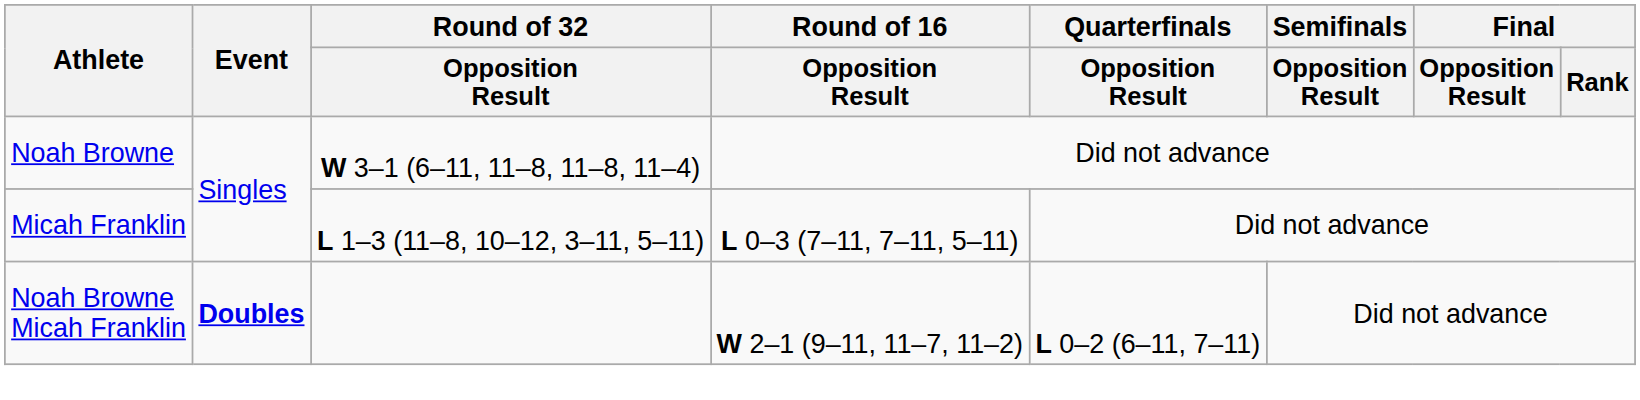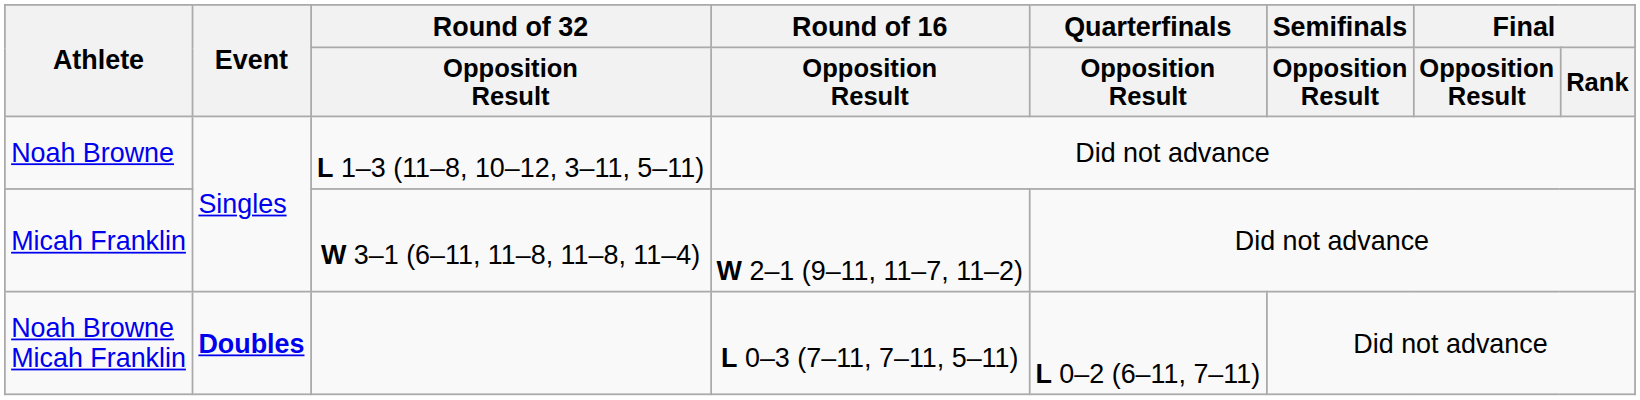(511, 168) W 3–1 (6–11, 11–8, 11–8, 11–4) -> (511, 168) L 1–3 (11–8, 10–12, 3–11, 5–11)
(511, 240) L 1–3 (11–8, 10–12, 3–11, 5–11) -> (511, 255) W 3–1 (6–11, 11–8, 11–8, 11–4)
(870, 240) L 0–3 (7–11, 7–11, 5–11) -> (870, 270) W 2–1 (9–11, 11–7, 11–2)
(870, 343) W 2–1 (9–11, 11–7, 11–2) -> (870, 358) L 0–3 (7–11, 7–11, 5–11)
